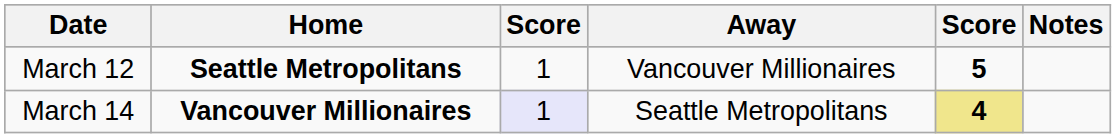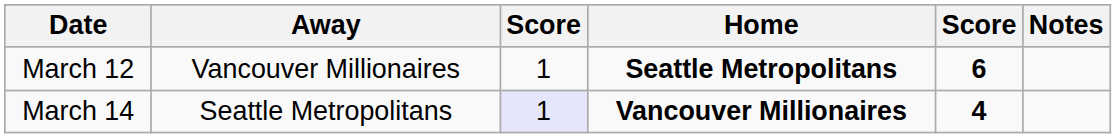columns swapped: (761, 25) <-> (326, 25)
(979, 68) 5 -> (979, 68) 6
(979, 111) khaki background -> (979, 111) no background
